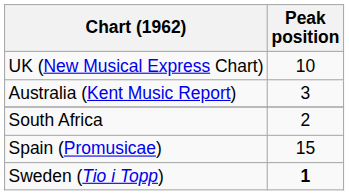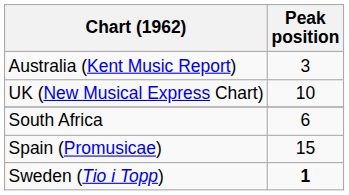rows swapped: (136, 65) <-> (122, 93)
(305, 120) 2 -> (305, 120) 6
